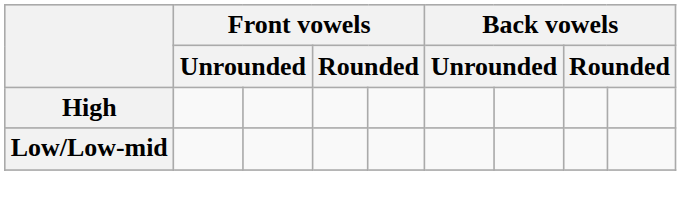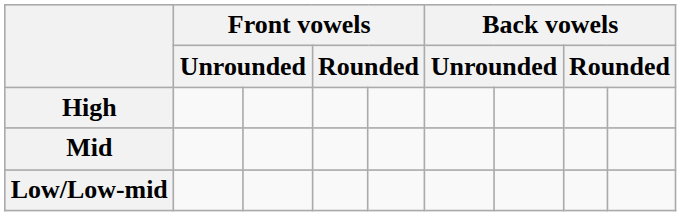+ row: (89, 148)
